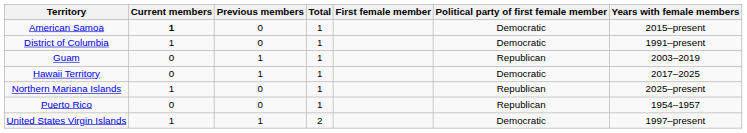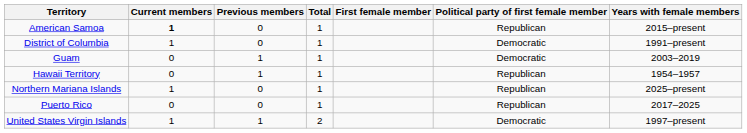(521, 27) Democratic -> (521, 27) Republican
(521, 58) Republican -> (521, 58) Democratic
(521, 74) Democratic -> (521, 74) Republican
(675, 74) 2017–2025 -> (675, 74) 1954–1957
(675, 105) 1954–1957 -> (675, 105) 2017–2025
